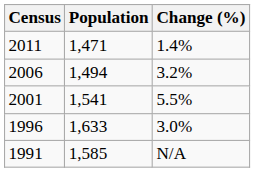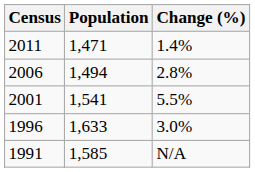(174, 72) 3.2% -> (174, 72) 2.8%
